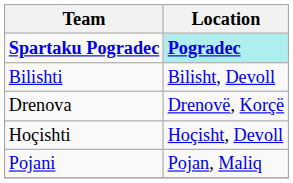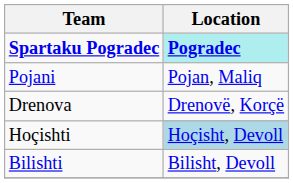rows swapped: (36, 76) <-> (32, 163)
(225, 134) no background -> (225, 134) lightblue background
